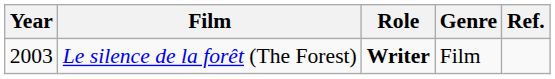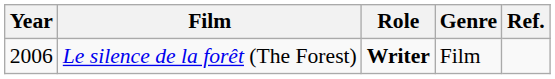(31, 55) 2003 -> (31, 55) 2006
